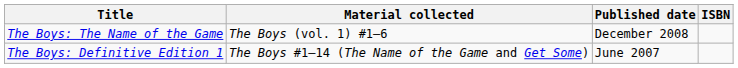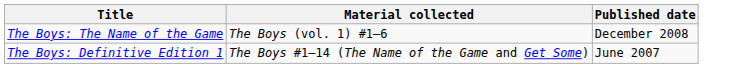- column: (716, 14)
